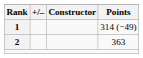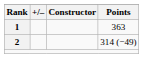(118, 27) 314 (−49) -> (118, 27) 363
(118, 42) 363 -> (118, 42) 314 (−49)
